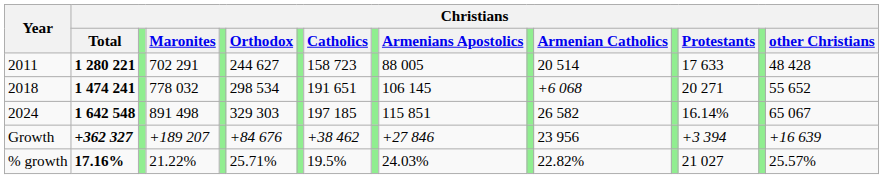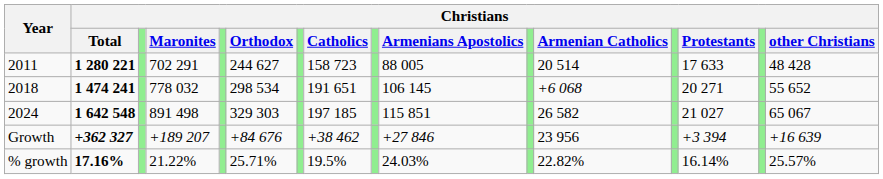(705, 112) 16.14% -> (703, 112) 21 027
(703, 161) 21 027 -> (705, 161) 16.14%
